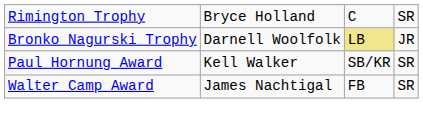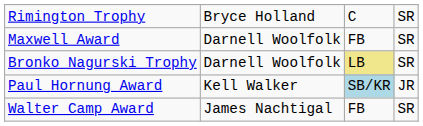+ row: (64, 40)
(406, 40) JR -> (406, 63) SR
(369, 63) no background -> (369, 86) lightblue background
(406, 63) SR -> (406, 86) JR
